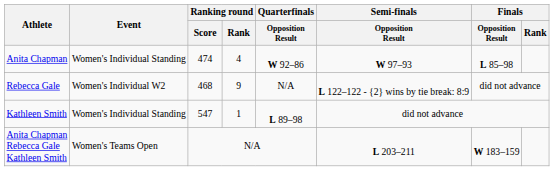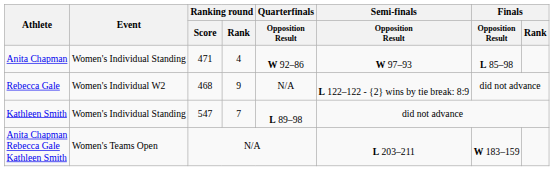(205, 59) 474 -> (205, 59) 471
(239, 114) 1 -> (239, 114) 7
